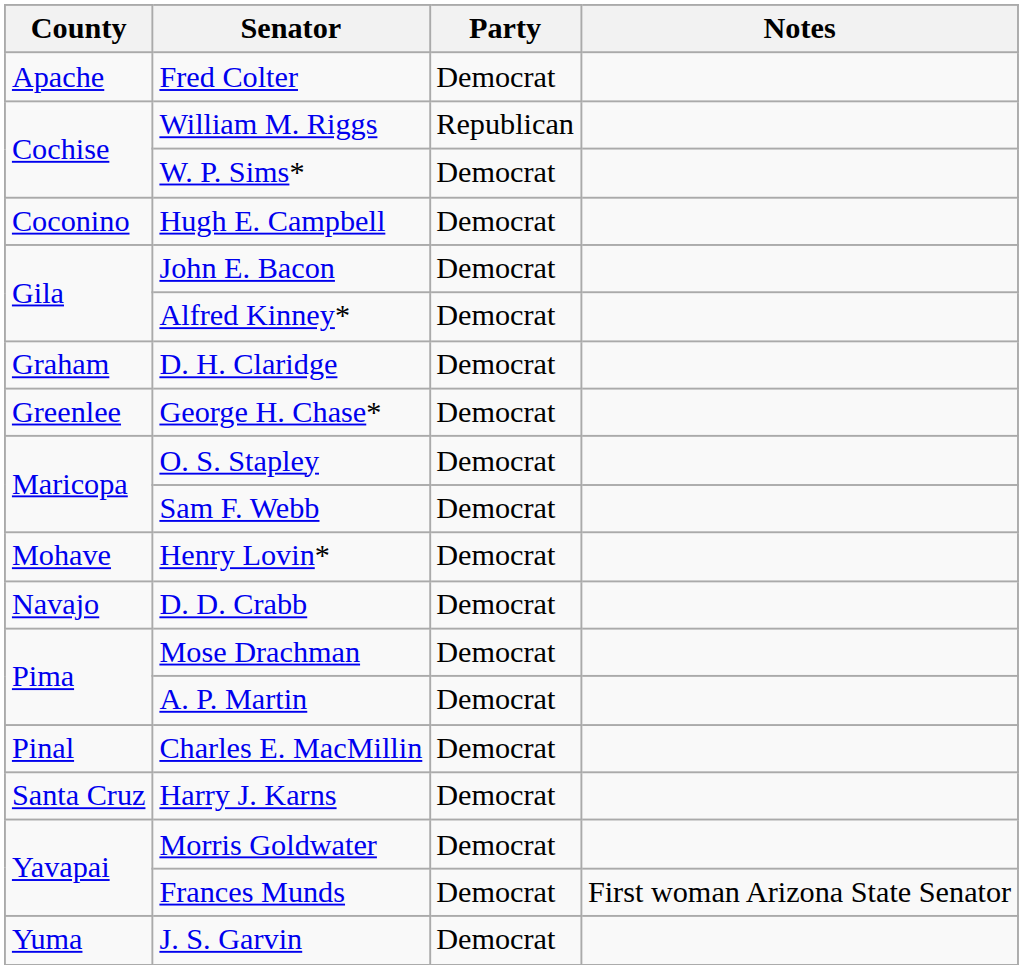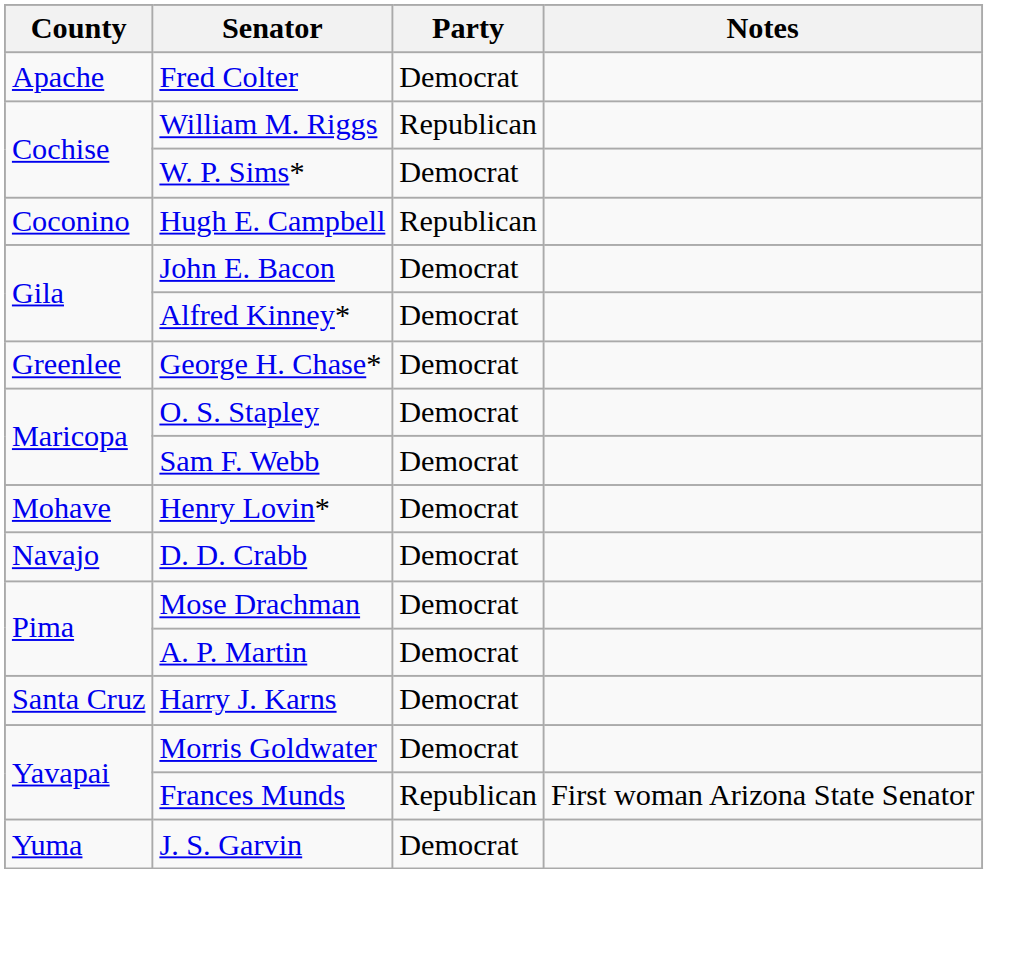(496, 220) Democrat -> (468, 220) Republican
- row: (248, 364)
- row: (291, 747)
(496, 891) Democrat -> (468, 795) Republican
